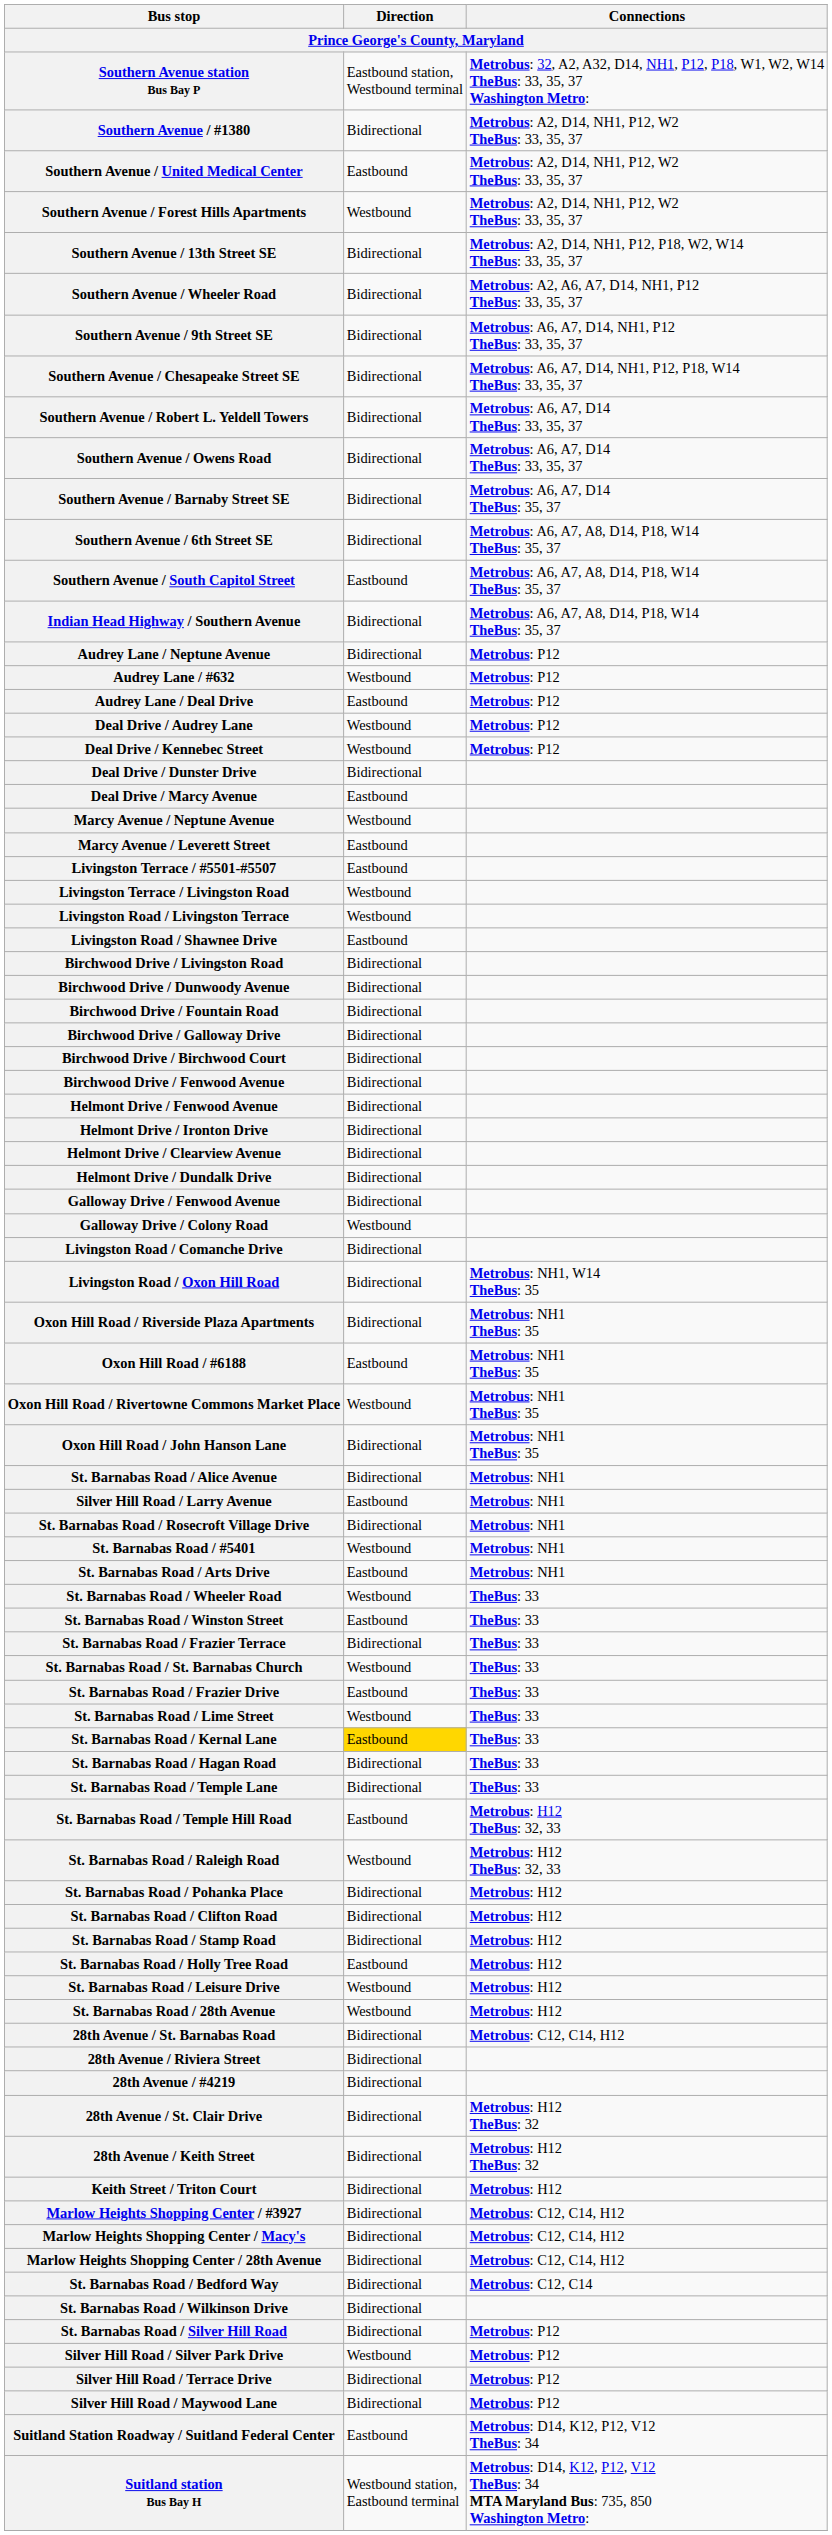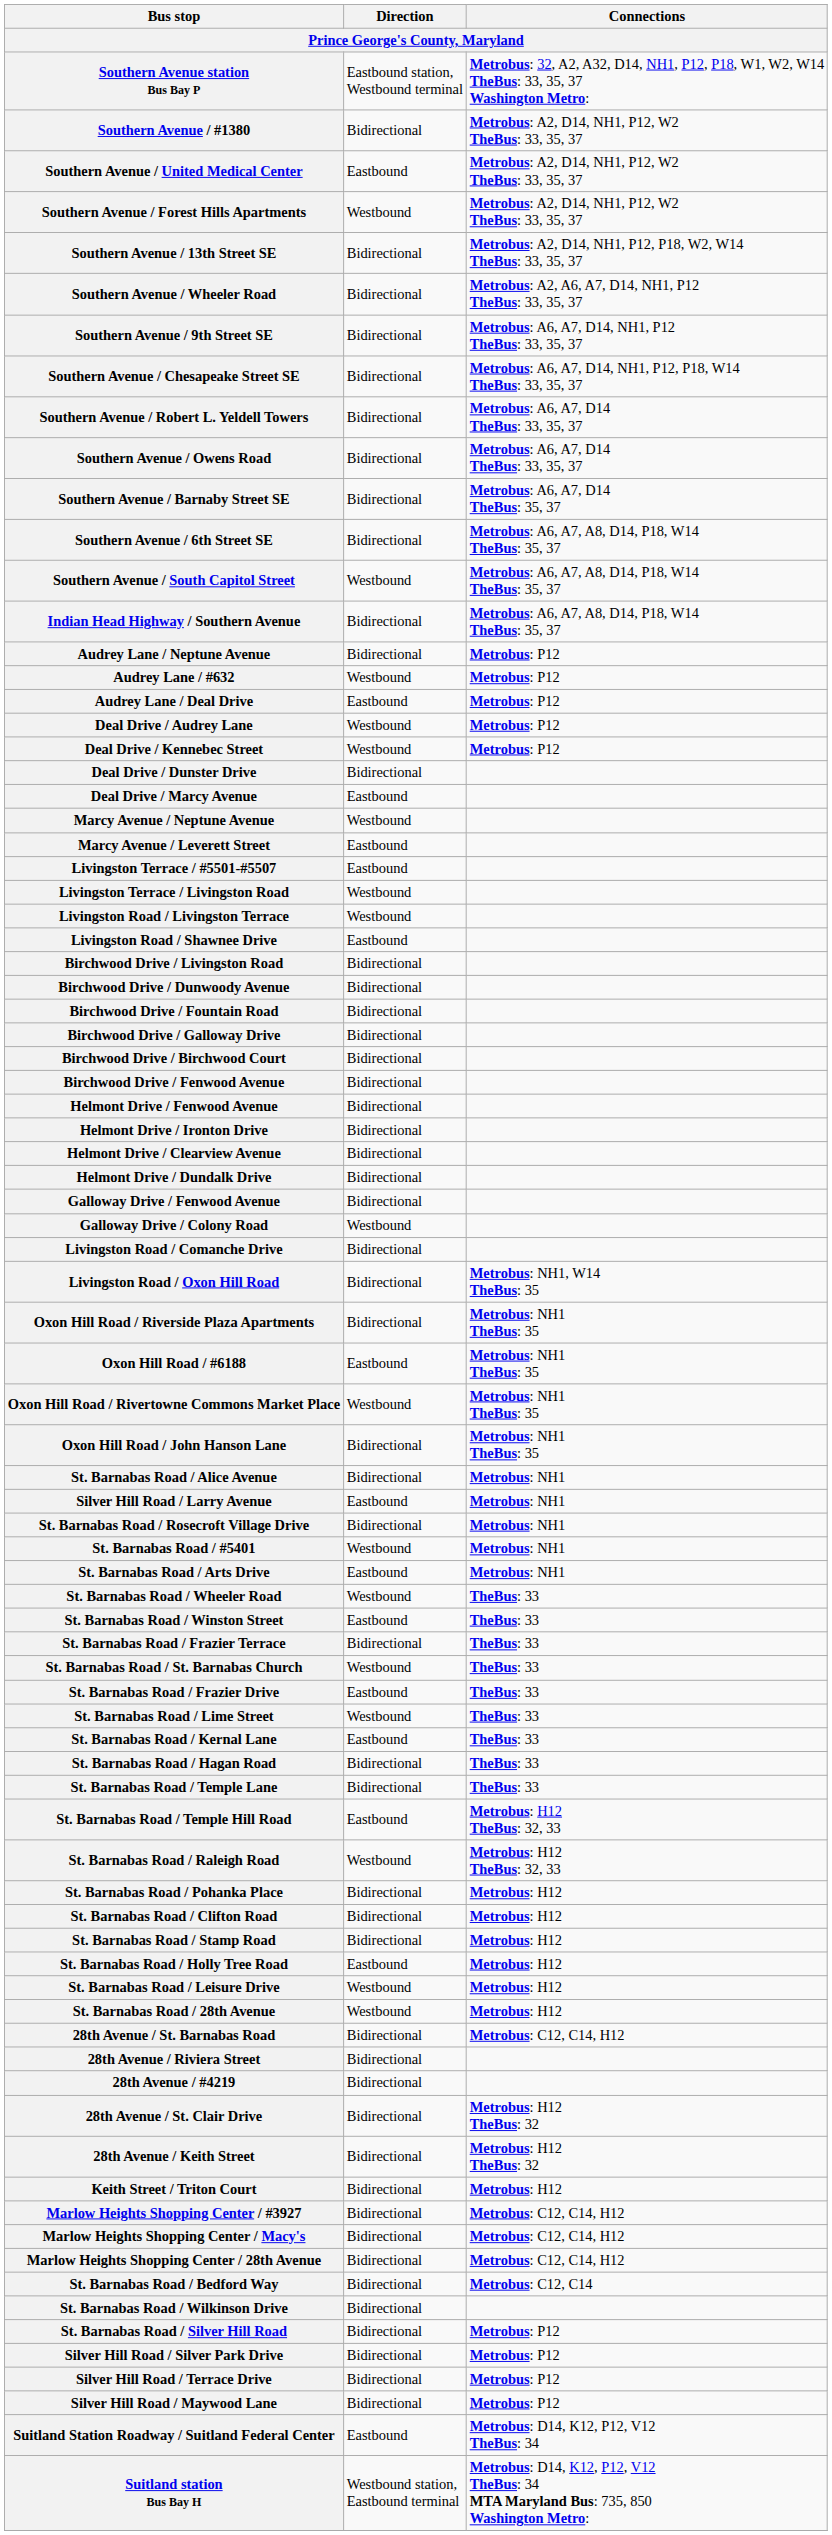(377, 580) Eastbound -> (379, 580) Westbound
(377, 1739) gold background -> (377, 1739) no background
(379, 2355) Westbound -> (384, 2355) Bidirectional
